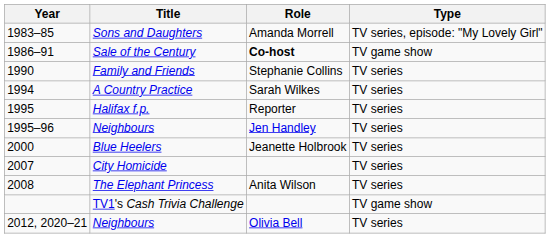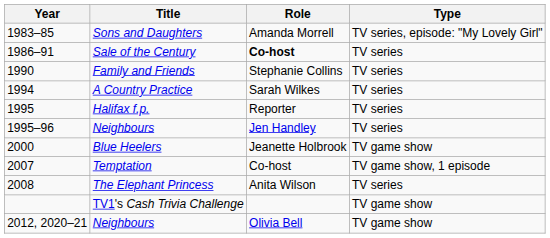(392, 52) TV game show -> (377, 52) TV series
(377, 147) TV series -> (392, 147) TV game show
- row: (20, 166)
+ row: (20, 166)
(377, 223) TV series -> (392, 223) TV game show
